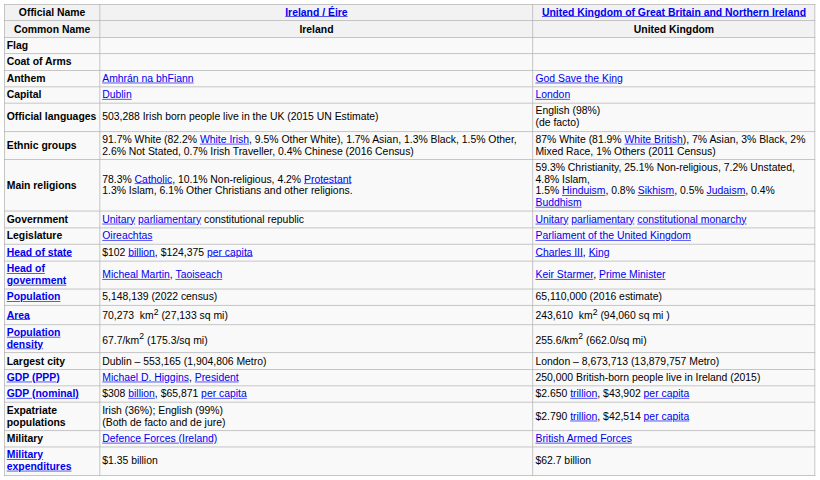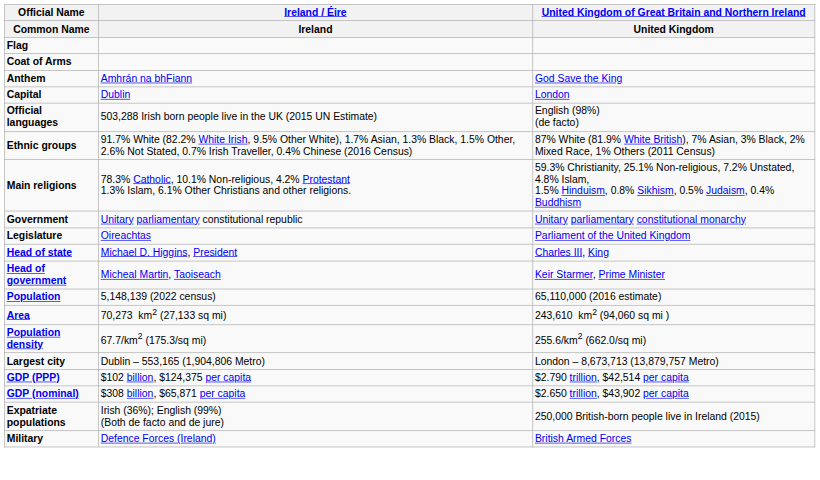(177, 252) $102 billion, $124,375 per capita -> (169, 252) Michael D. Higgins, President
(170, 377) Michael D. Higgins, President -> (176, 377) $102 billion, $124,375 per capita
(648, 377) 250,000 British-born people live in Ireland (2015) -> (612, 377) $2.790 trillion, $42,514 per capita
(612, 416) $2.790 trillion, $42,514 per capita -> (647, 416) 250,000 British-born people live in Ireland (2015)
- row: (39, 461)
